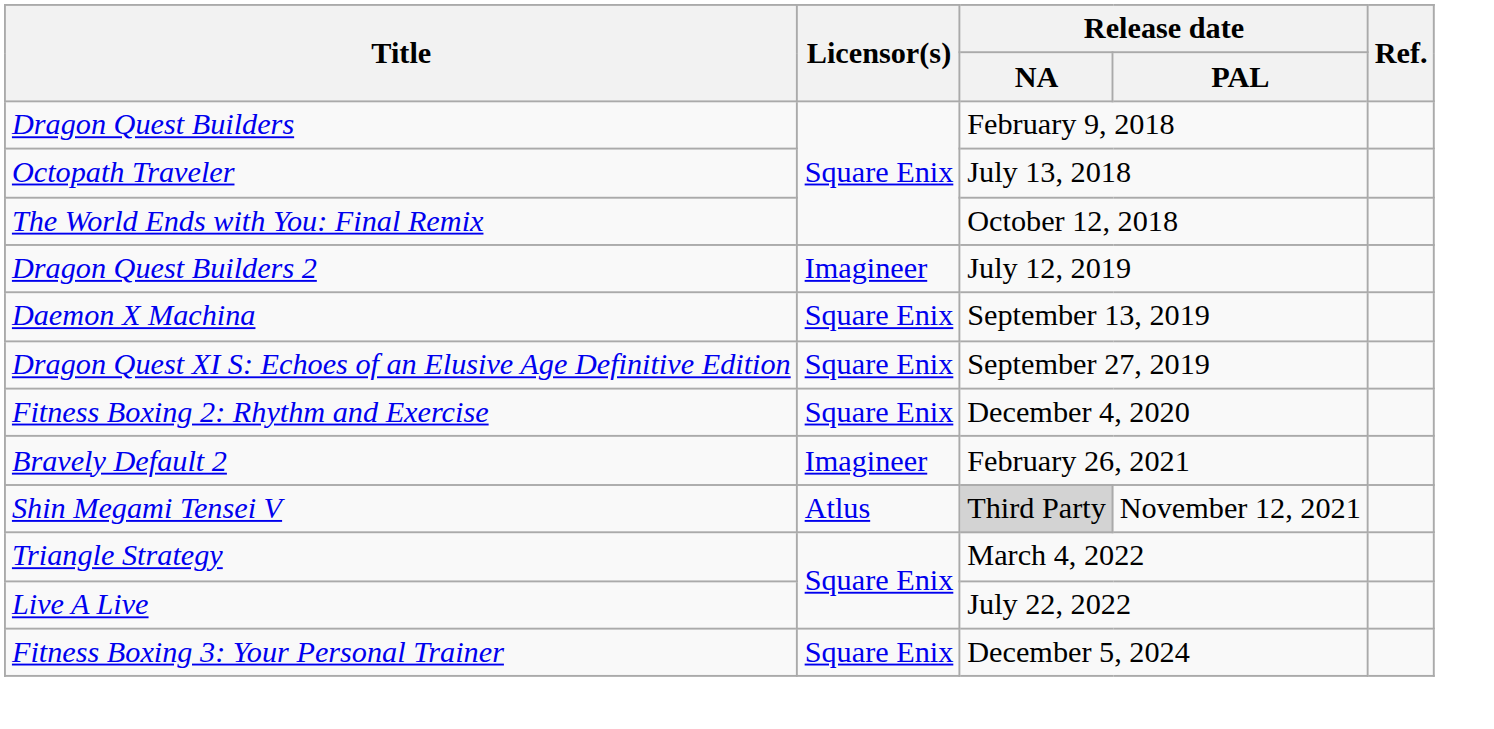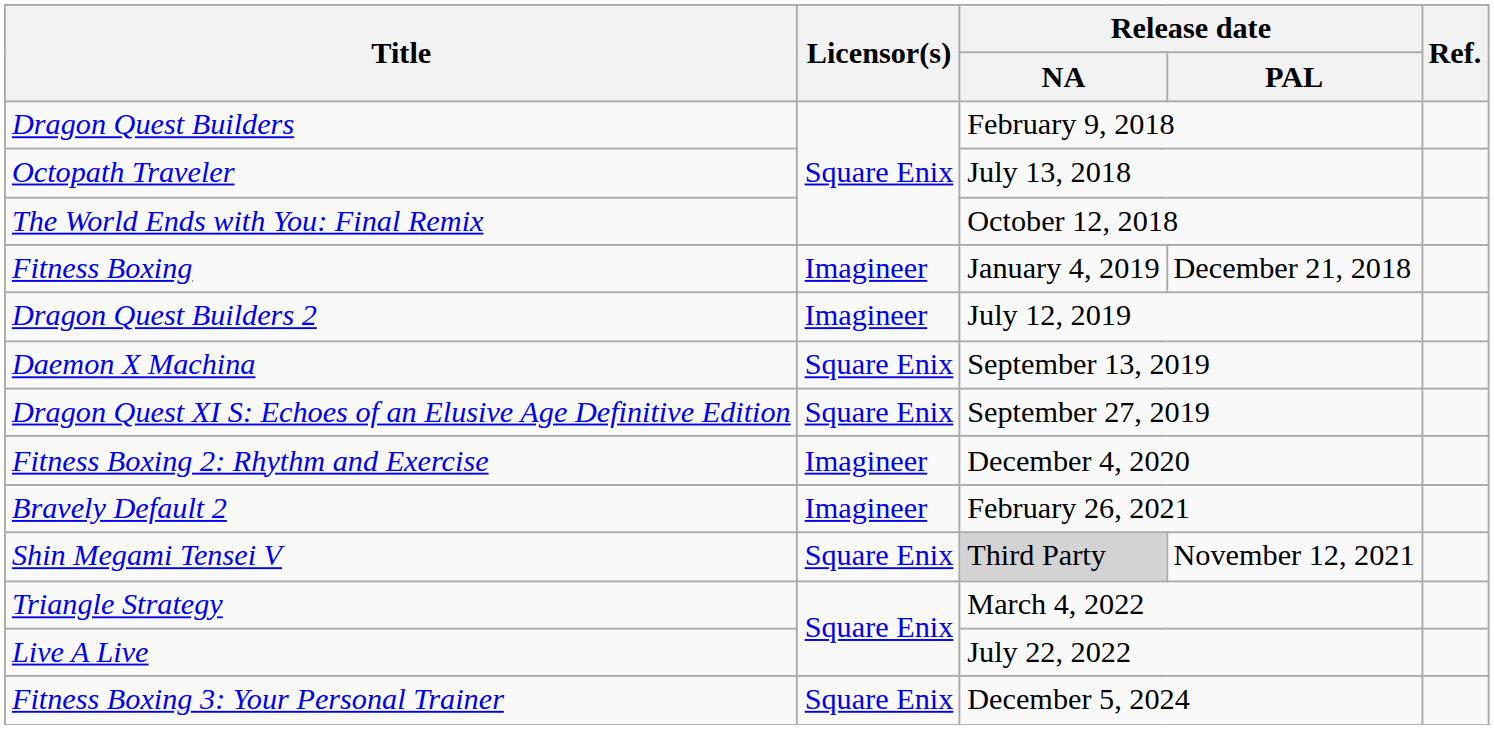+ row: (102, 268)
(879, 412) Square Enix -> (866, 460) Imagineer
(837, 508) Atlus -> (879, 556) Square Enix
